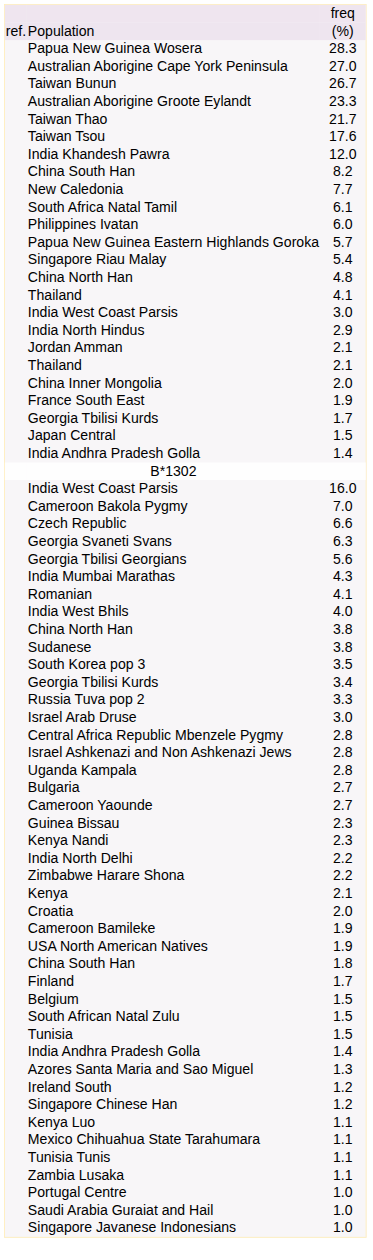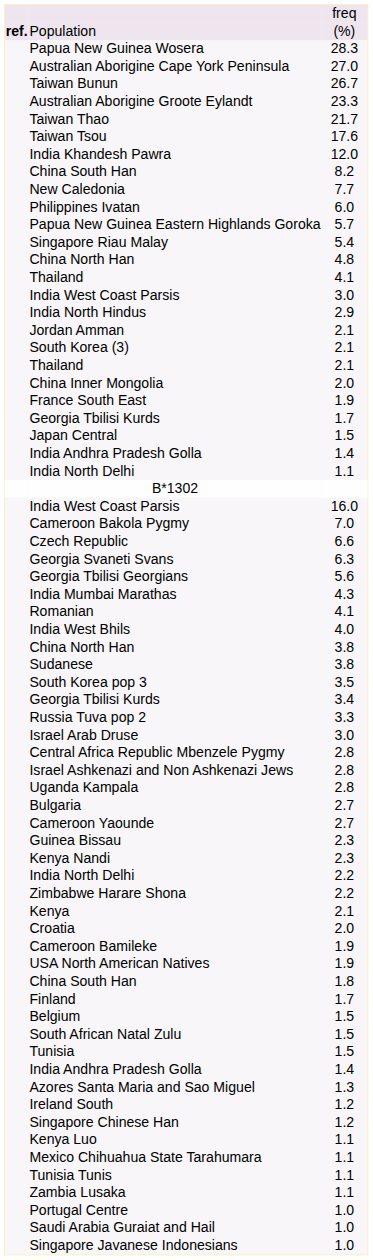(16, 31) normal -> (17, 31) bold
- row: (102, 207)
+ row: (79, 348)
+ row: (82, 471)
